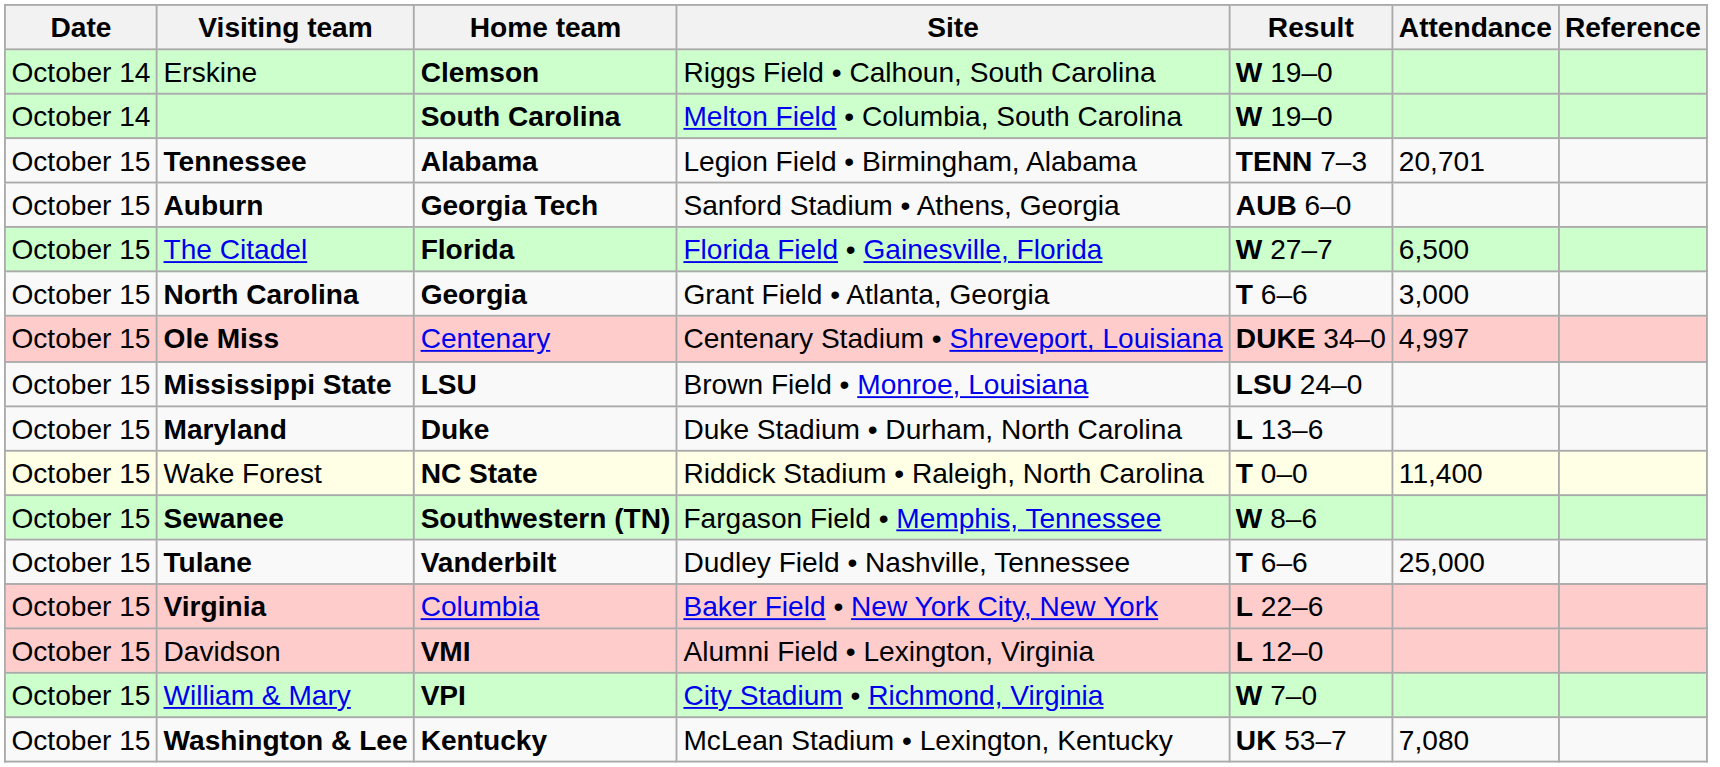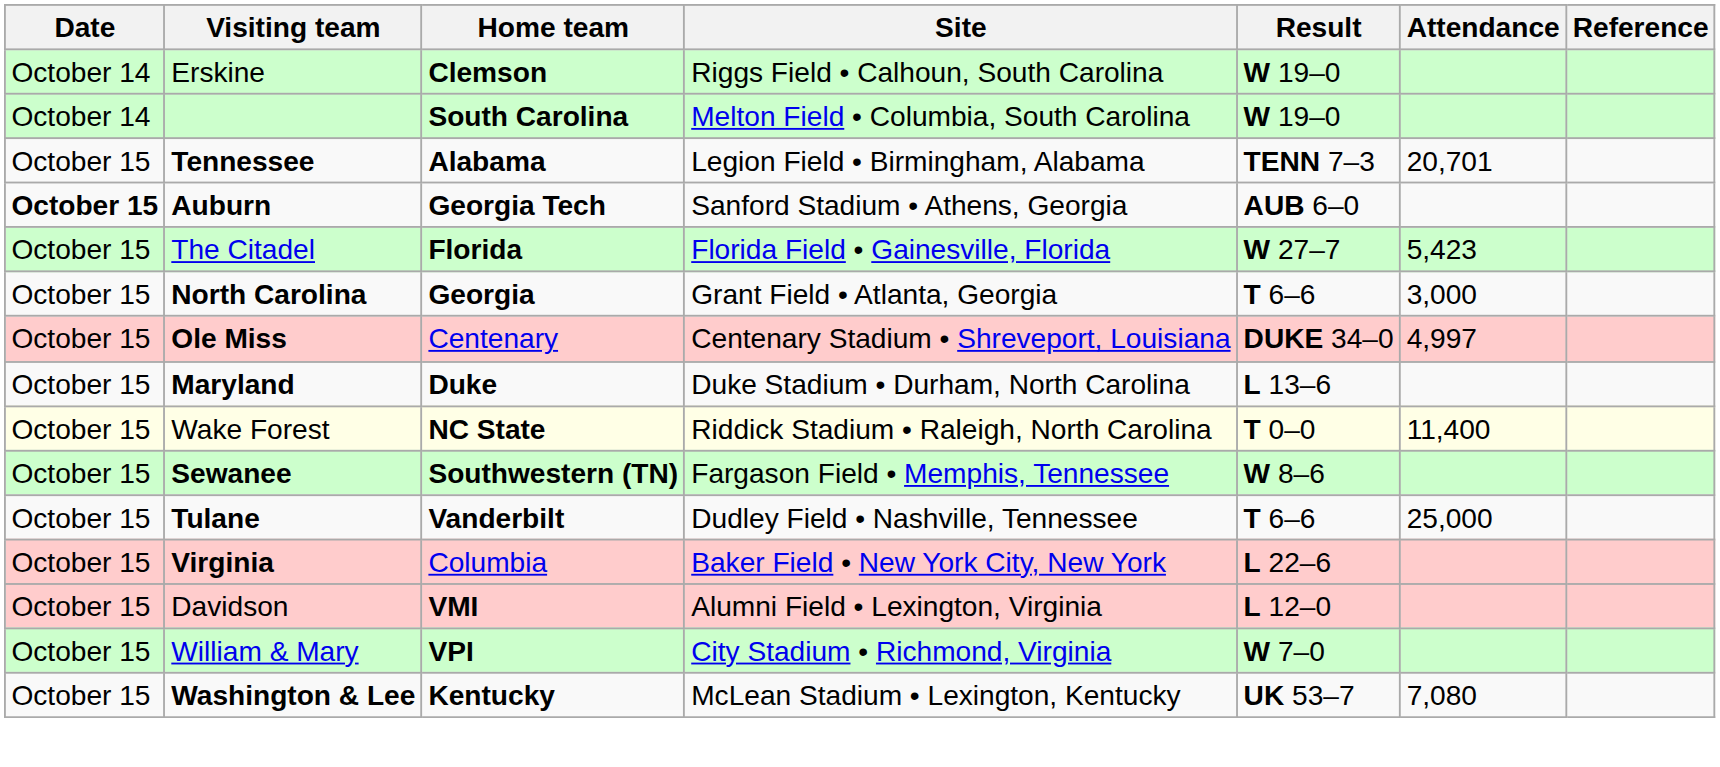(81, 205) normal -> (85, 205) bold
(1434, 250) 6,500 -> (1442, 250) 5,423
- row: (278, 383)
